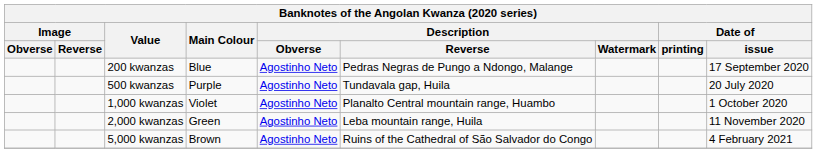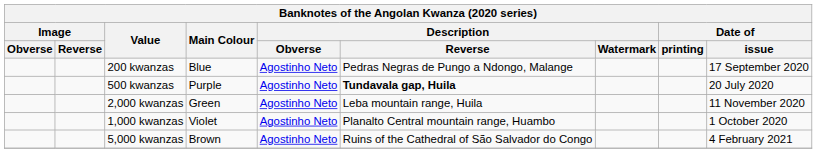(396, 86) normal -> (399, 86) bold
rows swapped: (145, 104) <-> (145, 122)
